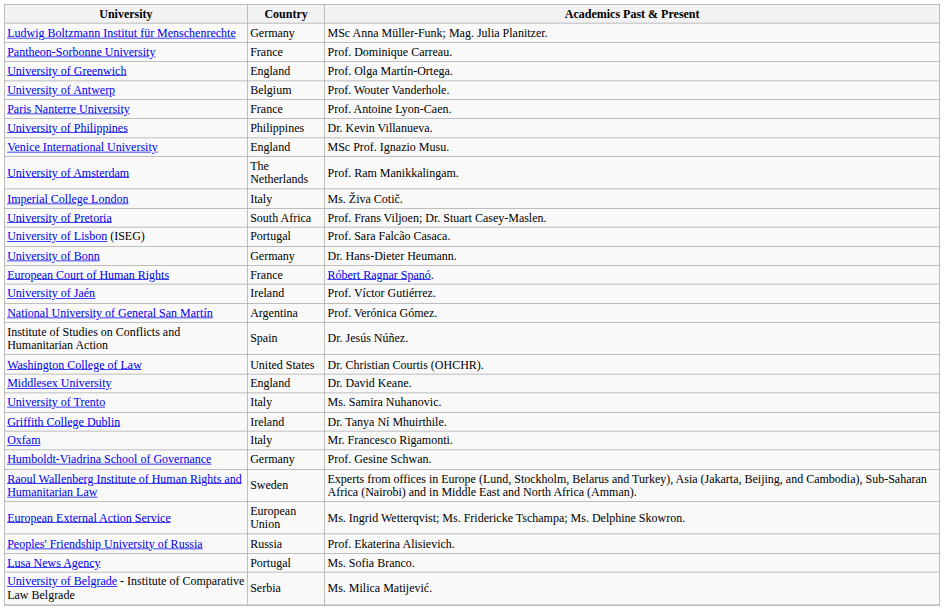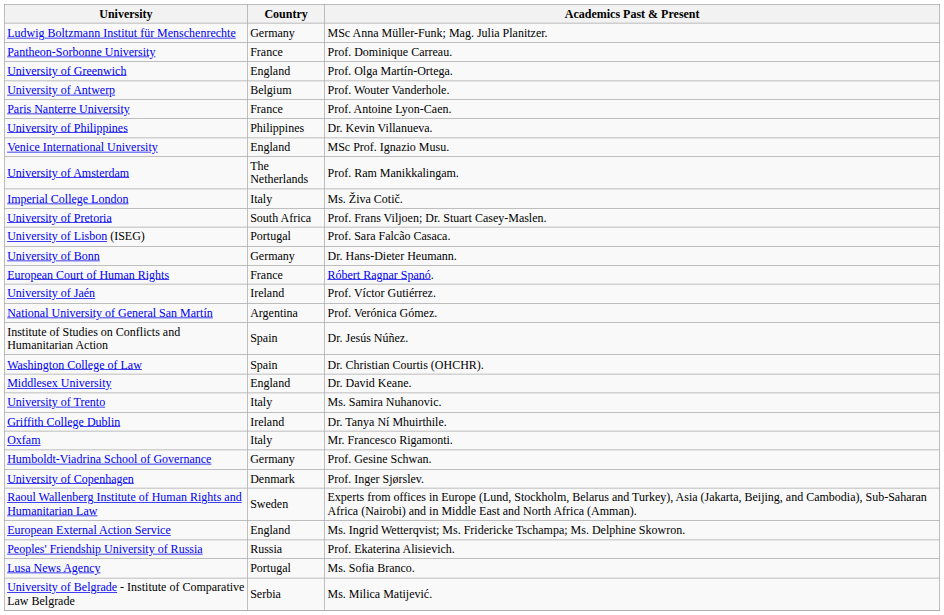(282, 364) United States -> (264, 364) Spain
+ row: (70, 478)
(273, 518) European Union -> (270, 530) England
